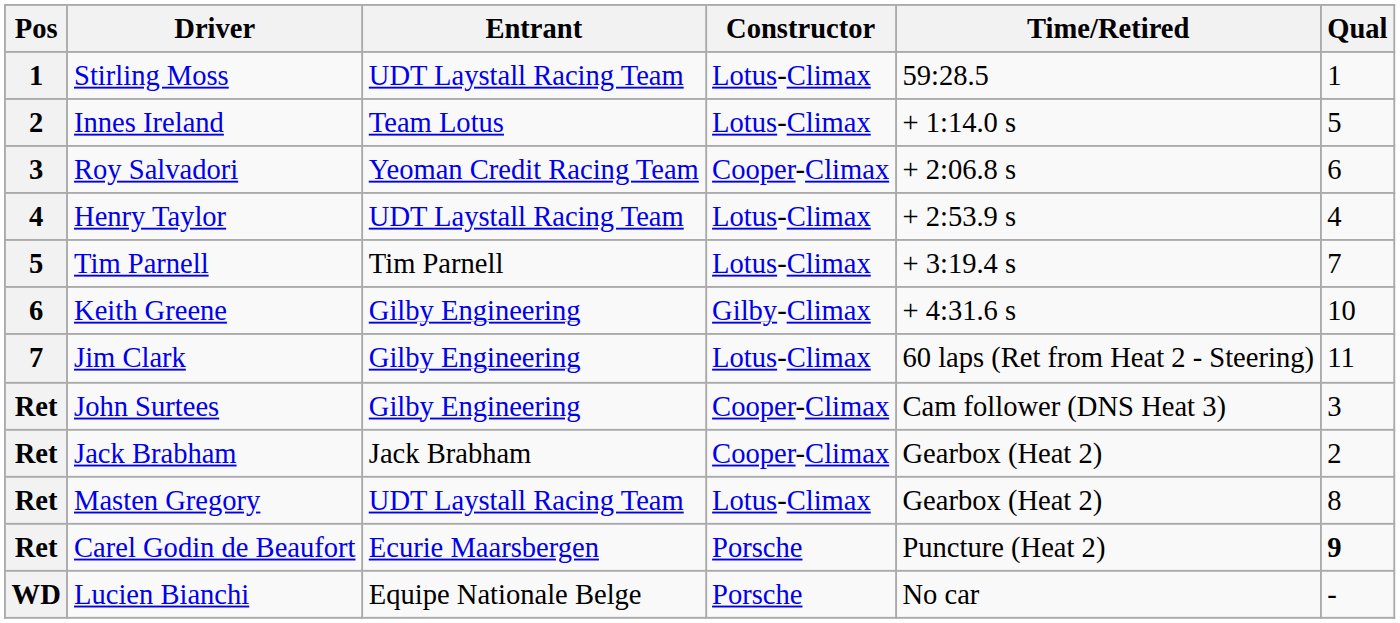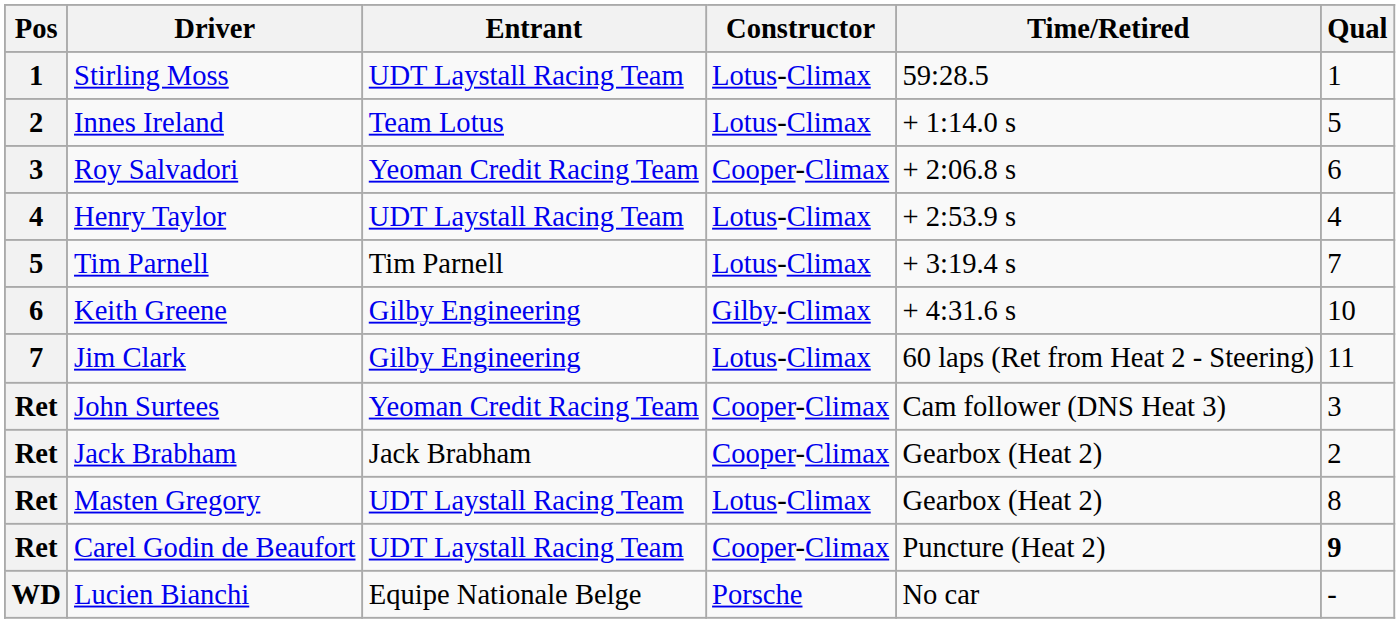(475, 405) Gilby Engineering -> (534, 405) Yeoman Credit Racing Team
(484, 546) Ecurie Maarsbergen -> (526, 546) UDT Laystall Racing Team
(757, 546) Porsche -> (801, 546) Cooper-Climax
